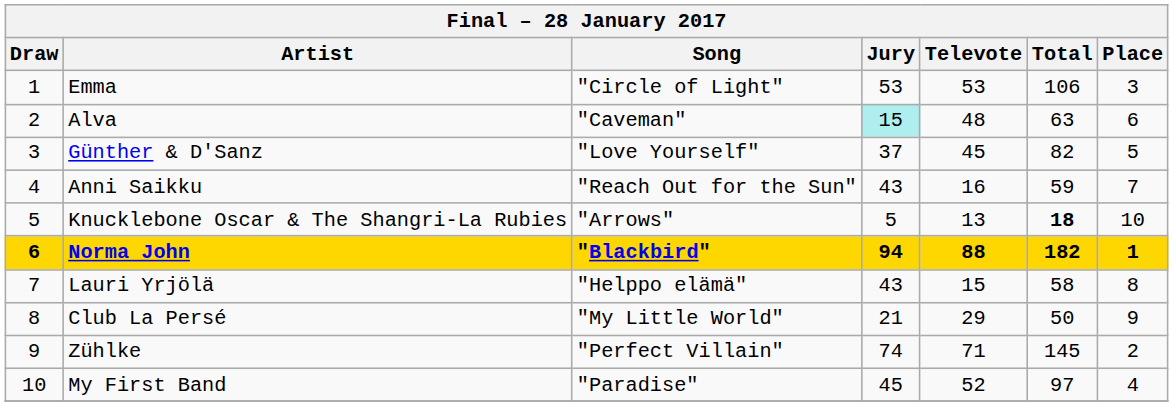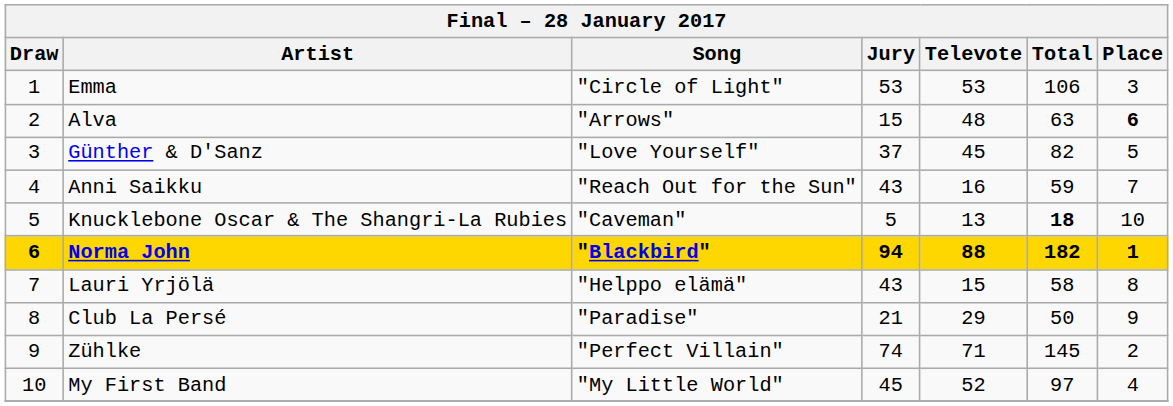(632, 120) "Caveman" -> (626, 120) "Arrows"
(891, 120) paleturquoise background -> (891, 120) no background
(1133, 120) normal -> (1133, 120) bold
(626, 220) "Arrows" -> (632, 220) "Caveman"
(680, 319) "My Little World" -> (638, 319) "Paradise"
(638, 385) "Paradise" -> (680, 385) "My Little World"
